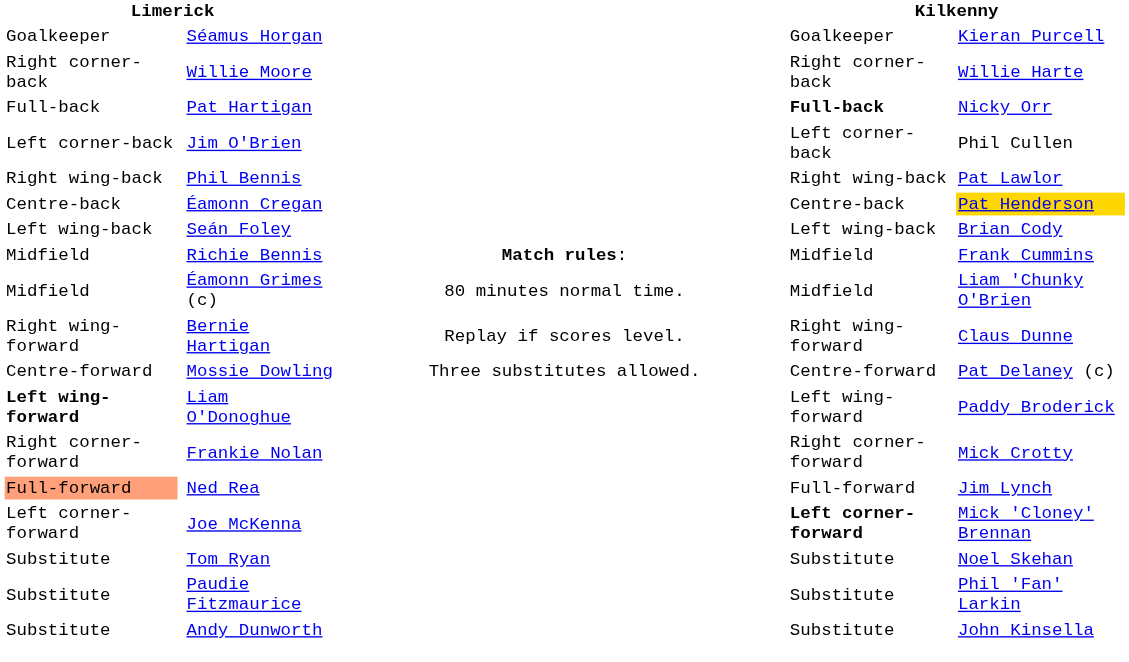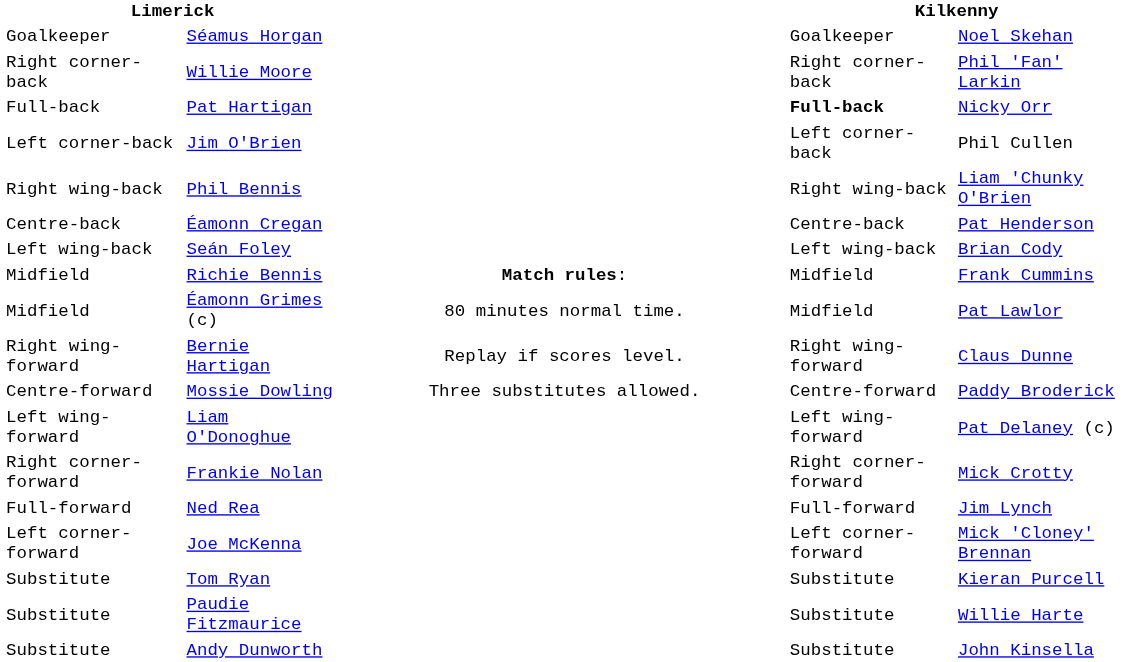(1031, 37) Kieran Purcell -> (1015, 37) Noel Skehan
(1021, 72) Willie Harte -> (1010, 72) Phil 'Fan' Larkin
(1010, 179) Pat Lawlor -> (1021, 189) Liam 'Chunky O'Brien
(1026, 204) gold background -> (1026, 224) no background
(1021, 290) Liam 'Chunky O'Brien -> (1010, 311) Pat Lawlor
(1036, 372) Pat Delaney (c) -> (1036, 392) Paddy Broderick
(58, 407) bold -> (58, 427) normal
(1036, 407) Paddy Broderick -> (1036, 427) Pat Delaney (c)
(69, 488) lightsalmon background -> (69, 508) no background
(853, 524) bold -> (853, 544) normal
(1015, 559) Noel Skehan -> (1031, 579) Kieran Purcell
(1010, 595) Phil 'Fan' Larkin -> (1021, 615) Willie Harte
